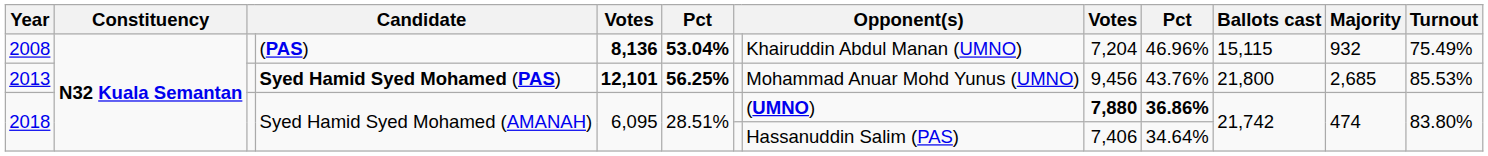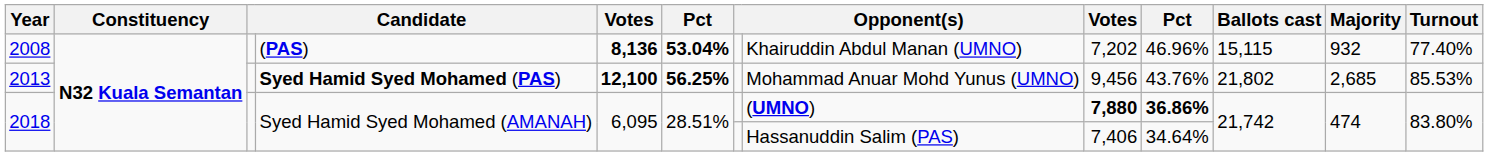(1114, 49) 7,204 -> (1114, 49) 7,202
(1441, 49) 75.49% -> (1441, 49) 77.40%
(629, 78) 12,101 -> (629, 78) 12,100
(1246, 78) 21,800 -> (1246, 78) 21,802
